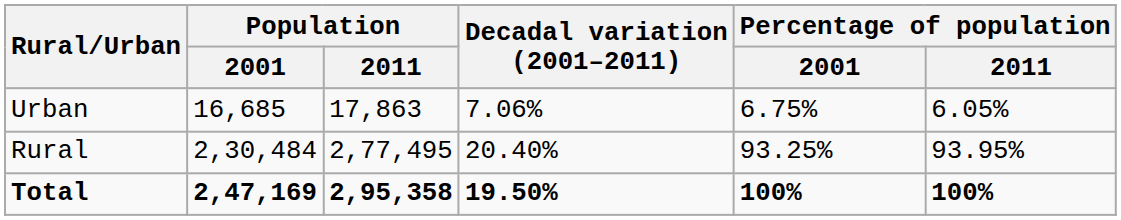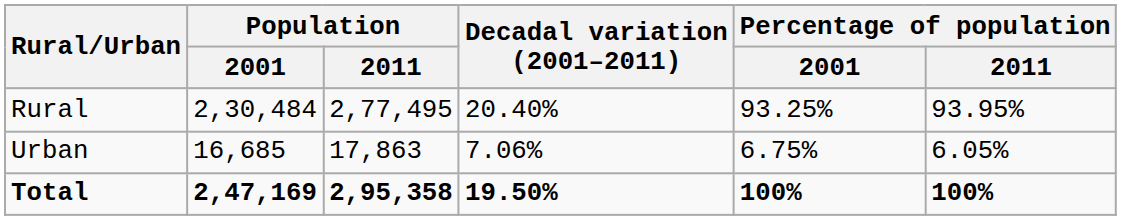rows swapped: (50, 152) <-> (50, 110)
